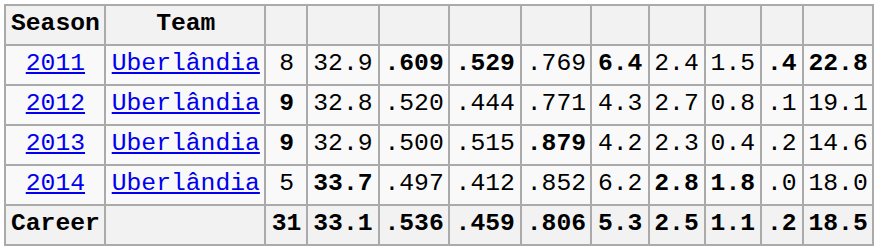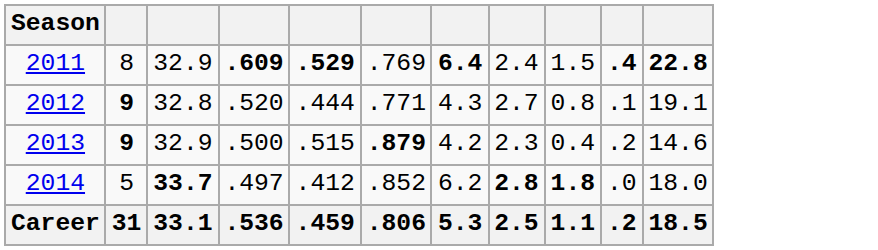- column: (186, 25)
